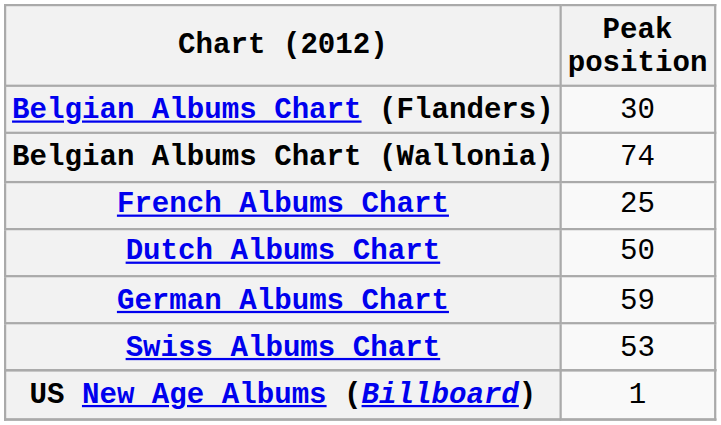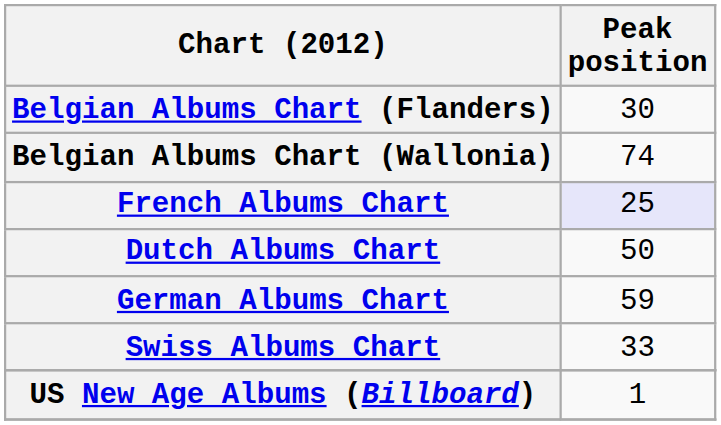(638, 205) no background -> (638, 205) lavender background
(638, 347) 53 -> (638, 347) 33
